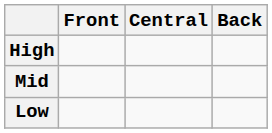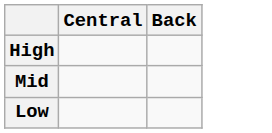- column: (92, 20)
